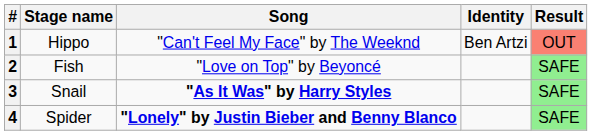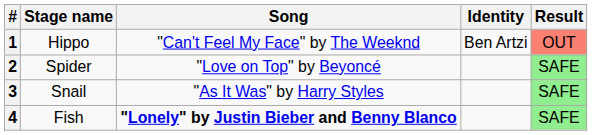(69, 67) Fish -> (69, 67) Spider
(289, 92) bold -> (289, 92) normal
(69, 117) Spider -> (69, 117) Fish
